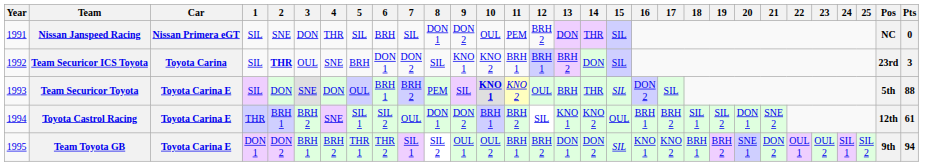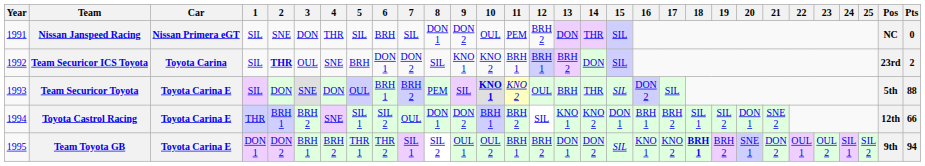(910, 62) 3 -> (912, 62) 2
(619, 118) OUL -> (620, 118) DON 1
(910, 118) 61 -> (912, 118) 66
(697, 146) normal -> (698, 146) bold
